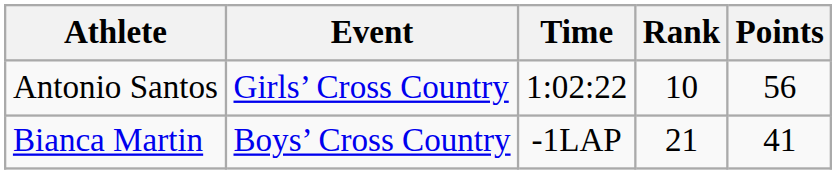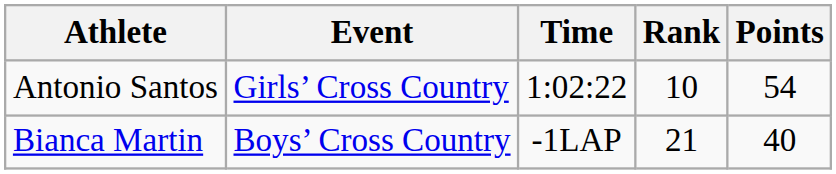(780, 86) 56 -> (780, 86) 54
(780, 141) 41 -> (780, 141) 40
